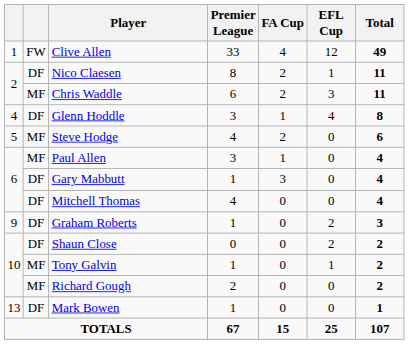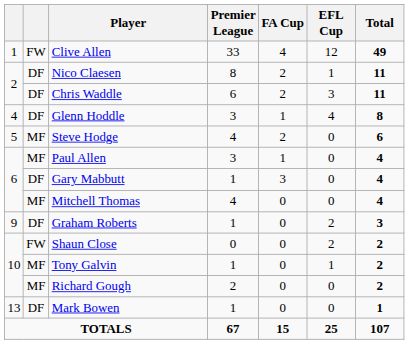(36, 94) MF -> (36, 94) DF
(36, 201) DF -> (36, 201) MF
(36, 243) DF -> (36, 243) FW
